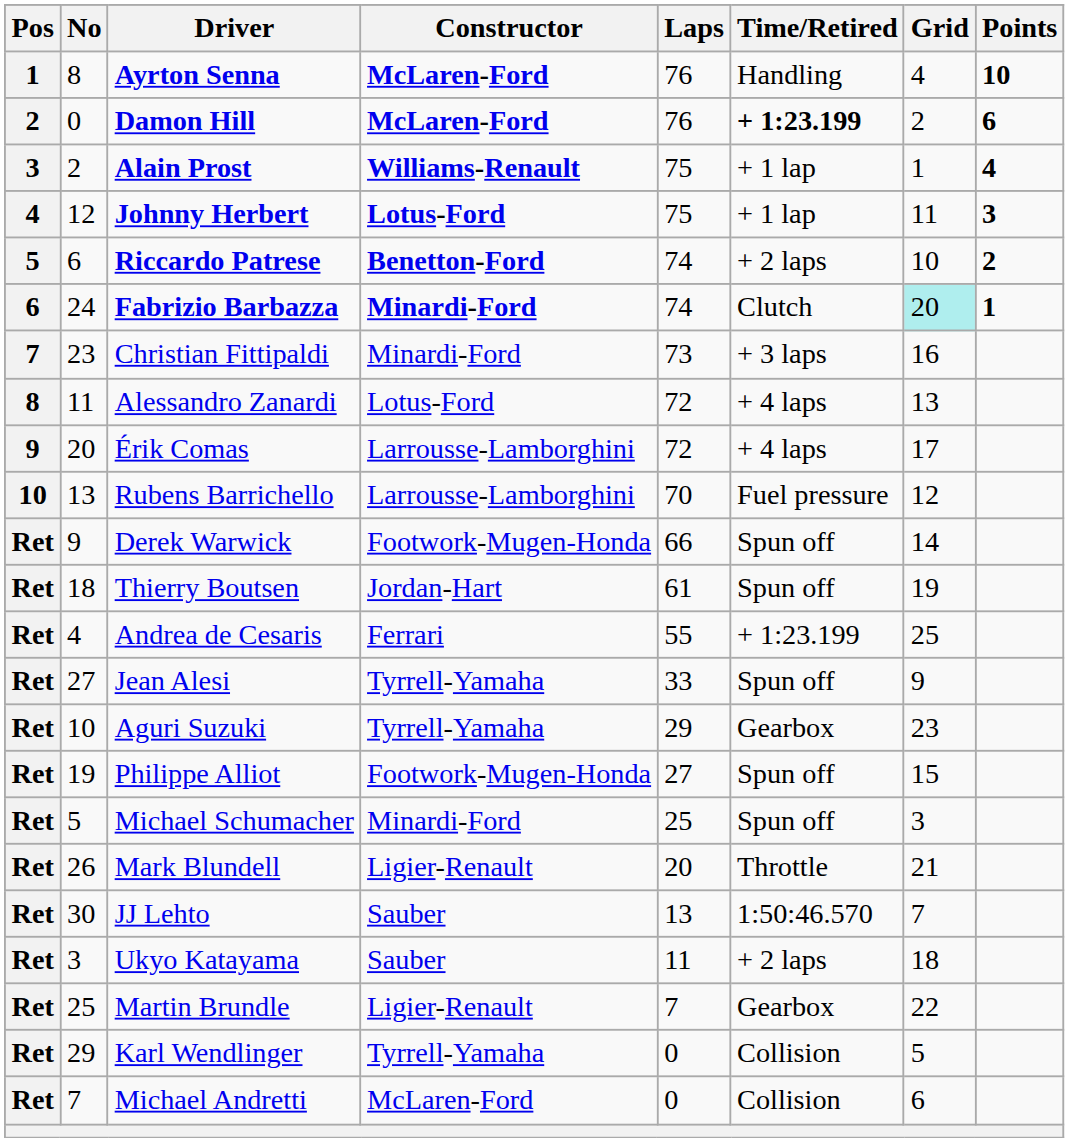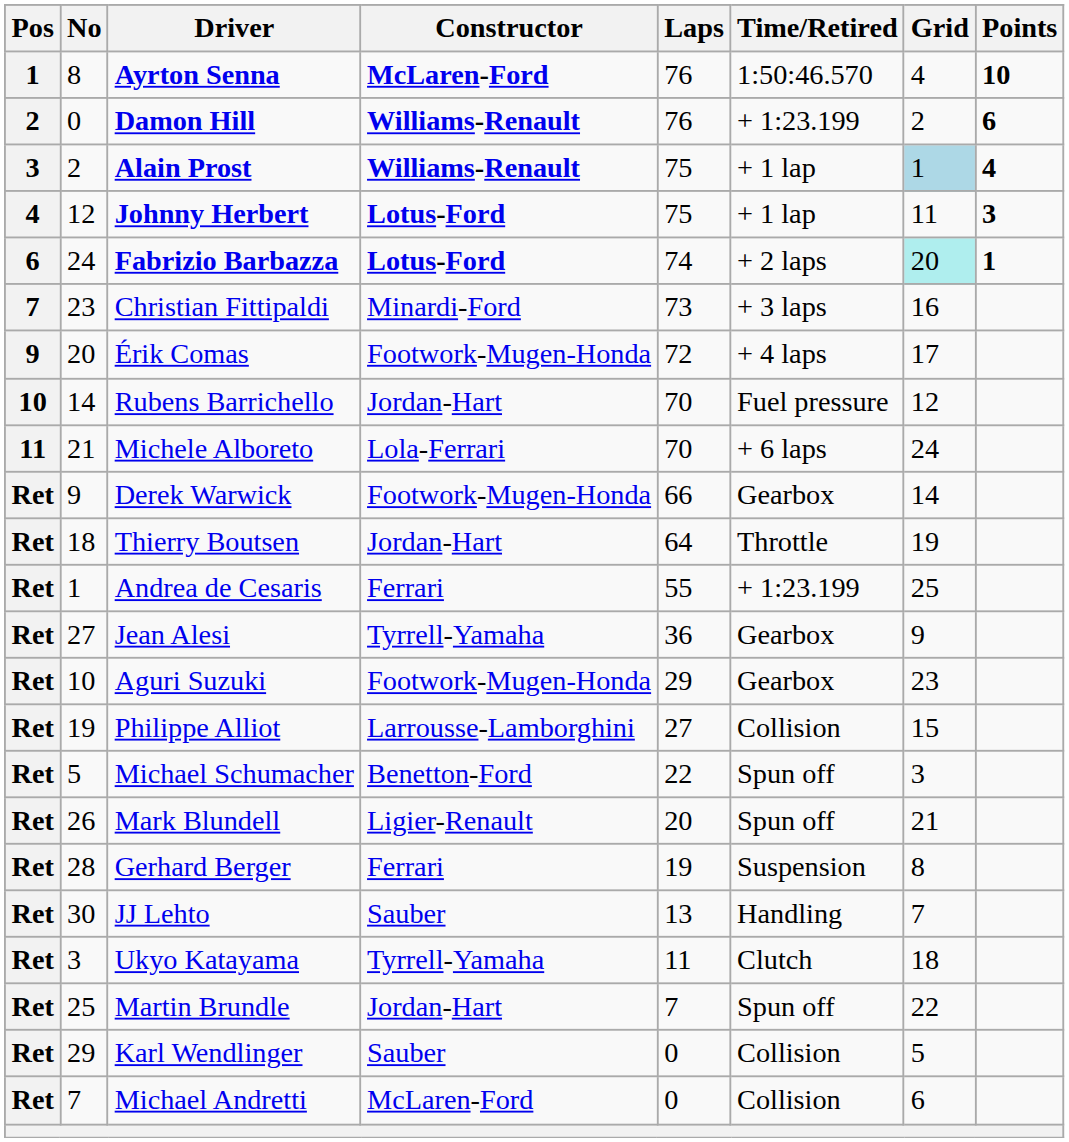(790, 74) Handling -> (805, 74) 1:50:46.570
(458, 121) McLaren-Ford -> (474, 121) Williams-Renault
(799, 121) bold -> (798, 121) normal
(918, 167) no background -> (918, 167) lightblue background
- row: (218, 261)
(452, 307) Minardi-Ford -> (436, 261) Lotus-Ford
(775, 307) Clutch -> (782, 261) + 2 laps
- row: (226, 400)
(501, 447) Larrousse-Lamborghini -> (509, 354) Footwork-Mugen-Honda
(81, 494) 13 -> (81, 400) 14
(501, 494) Larrousse-Lamborghini -> (435, 400) Jordan-Hart
+ row: (214, 447)
(786, 540) Spun off -> (786, 494) Gearbox
(678, 587) 61 -> (678, 540) 64
(786, 587) Spun off -> (783, 540) Throttle
(74, 634) 4 -> (74, 587) 1
(678, 680) 33 -> (678, 634) 36
(786, 680) Spun off -> (786, 634) Gearbox
(456, 727) Tyrrell-Yamaha -> (509, 680) Footwork-Mugen-Honda
(509, 773) Footwork-Mugen-Honda -> (501, 727) Larrousse-Lamborghini
(786, 773) Spun off -> (789, 727) Collision
(444, 820) Minardi-Ford -> (449, 773) Benetton-Ford
(678, 820) 25 -> (678, 773) 22
(783, 867) Throttle -> (786, 820) Spun off
+ row: (203, 867)
(805, 913) 1:50:46.570 -> (790, 913) Handling
(406, 960) Sauber -> (456, 960) Tyrrell-Yamaha
(782, 960) + 2 laps -> (775, 960) Clutch
(450, 1006) Ligier-Renault -> (435, 1006) Jordan-Hart
(786, 1006) Gearbox -> (786, 1006) Spun off
(456, 1053) Tyrrell-Yamaha -> (406, 1053) Sauber
